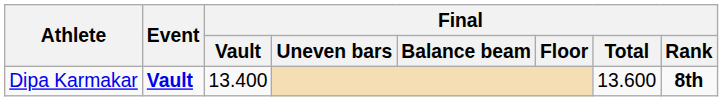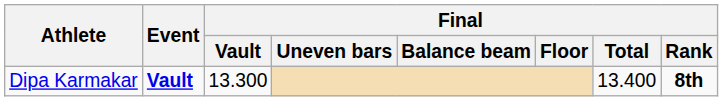(238, 81) 13.400 -> (238, 81) 13.300
(627, 81) 13.600 -> (627, 81) 13.400
